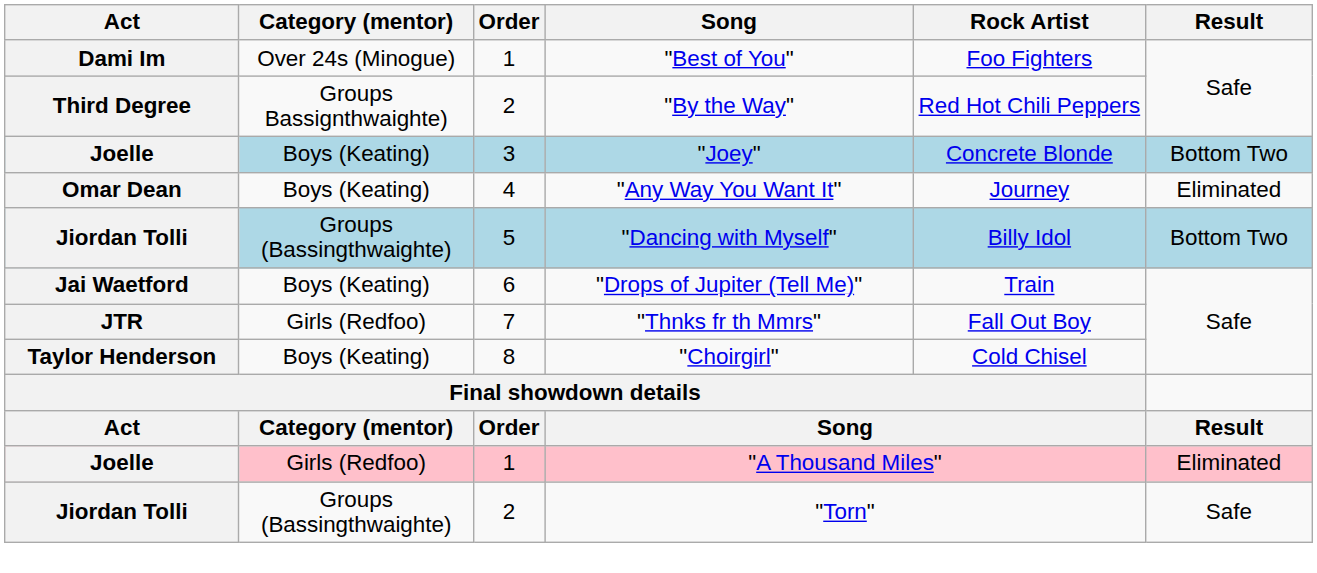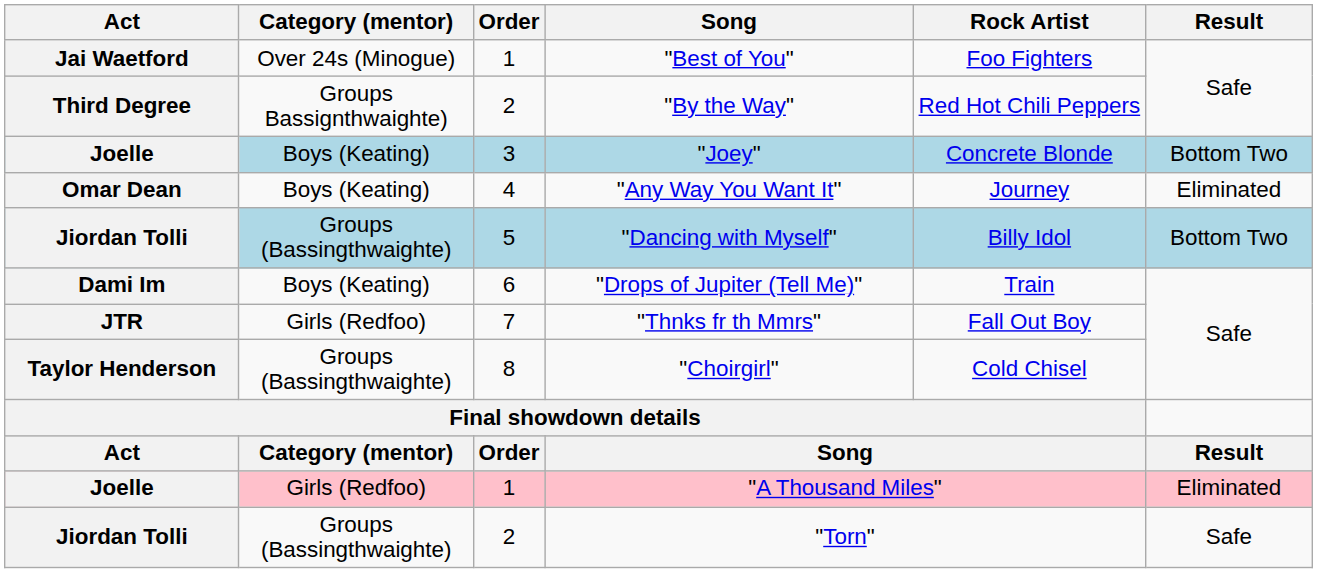(122, 57) Dami Im -> (122, 57) Jai Waetford
(122, 285) Jai Waetford -> (122, 285) Dami Im
(356, 356) Boys (Keating) -> (356, 369) Groups (Bassingthwaighte)
